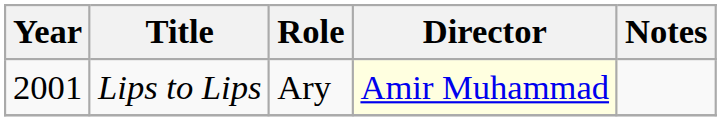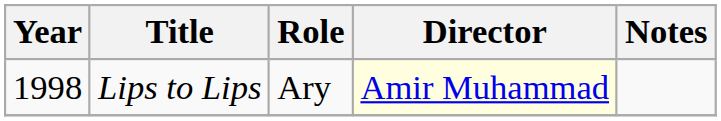(48, 86) 2001 -> (48, 86) 1998
